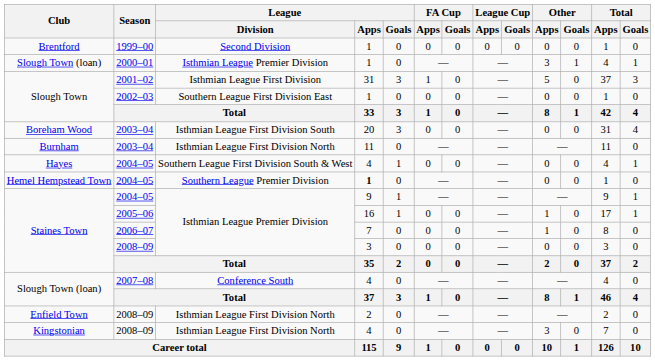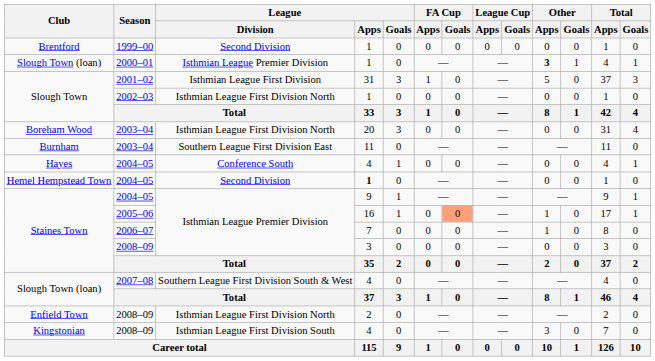(547, 63) normal -> (547, 63) bold
(255, 96) Southern League First Division East -> (255, 96) Isthmian League First Division North
(255, 130) Isthmian League First Division South -> (255, 130) Isthmian League First Division North
(255, 146) Isthmian League First Division North -> (255, 146) Southern League First Division East
(255, 163) Southern League First Division South & West -> (255, 163) Conference South
(255, 180) Southern League Premier Division -> (255, 180) Second Division
(458, 213) no background -> (458, 213) lightsalmon background
(255, 280) Conference South -> (255, 280) Southern League First Division South & West
(255, 331) Isthmian League First Division North -> (255, 331) Isthmian League First Division South
